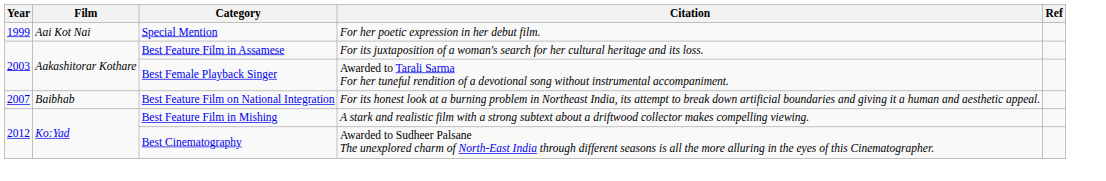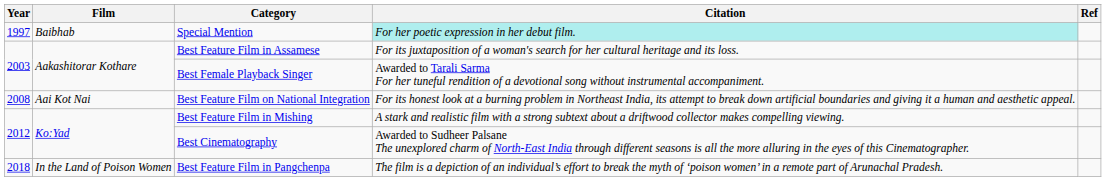(19, 31) 1999 -> (19, 31) 1997
(63, 31) Aai Kot Nai -> (55, 31) Baibhab
(440, 31) no background -> (475, 31) paleturquoise background
(19, 99) 2007 -> (19, 99) 2008
(55, 99) Baibhab -> (63, 99) Aai Kot Nai
+ row: (253, 167)
